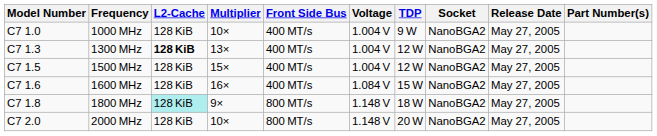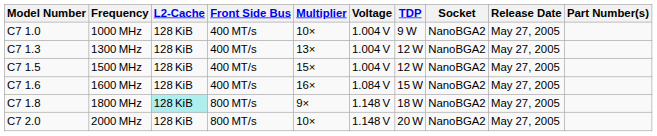columns swapped: (306, 13) <-> (235, 13)
(174, 49) bold -> (173, 49) normal
